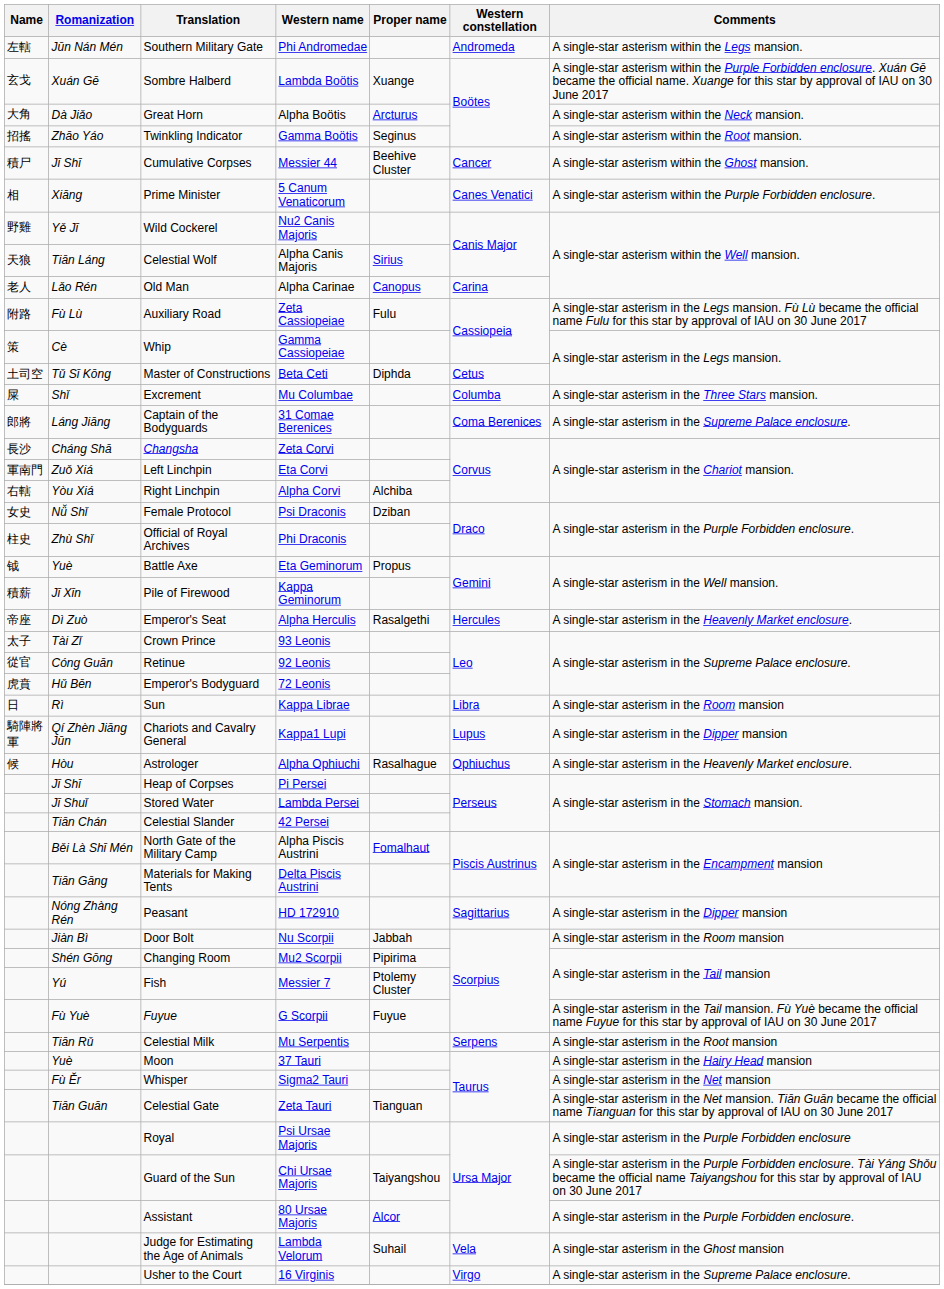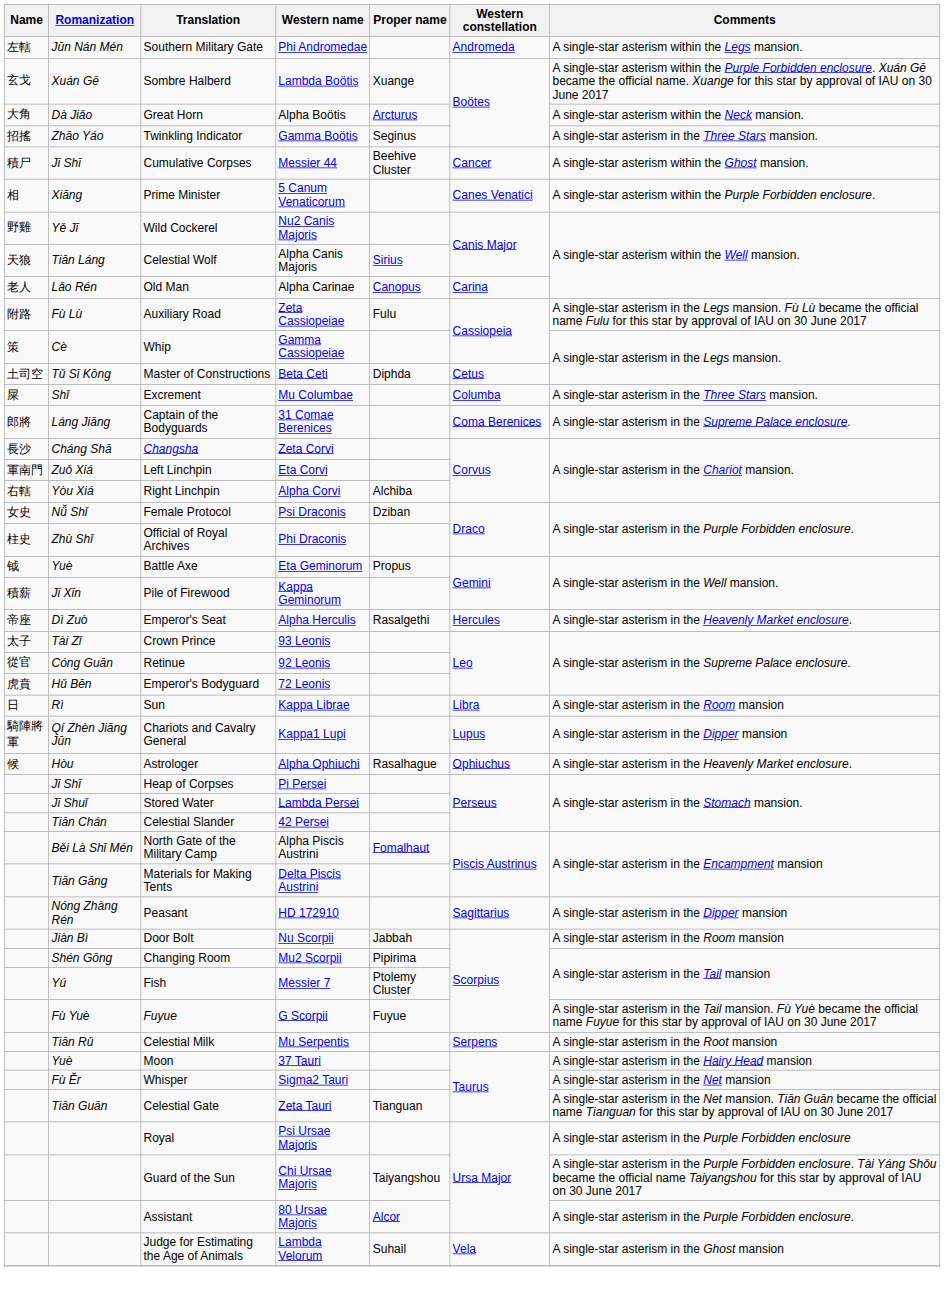(677, 136) A single-star asterism within the Root mansion. -> (685, 136) A single-star asterism in the Three Stars mansion.
- row: (193, 1275)
